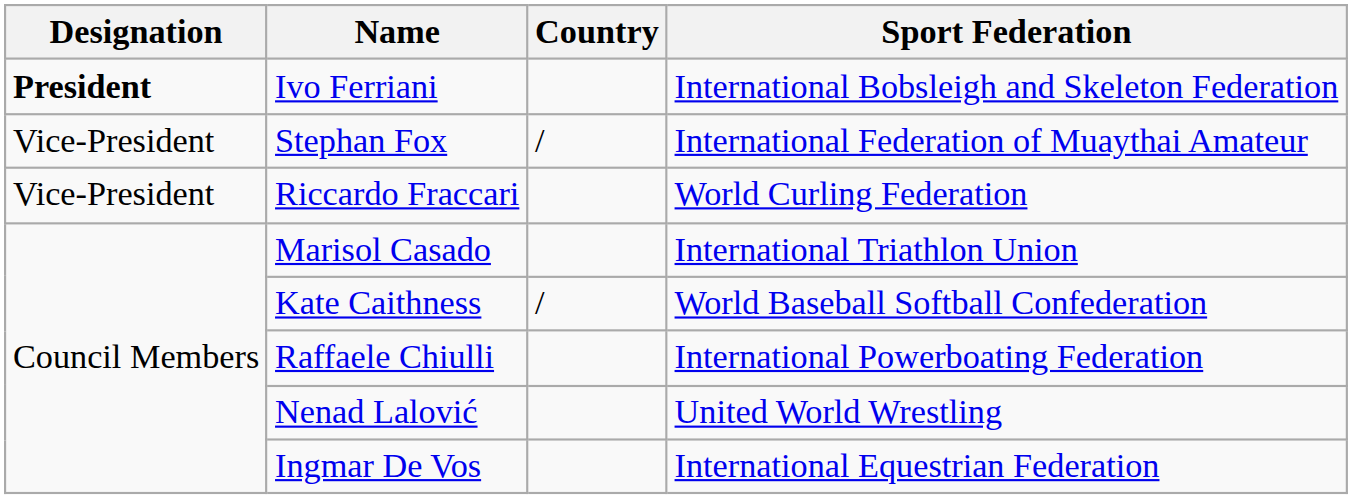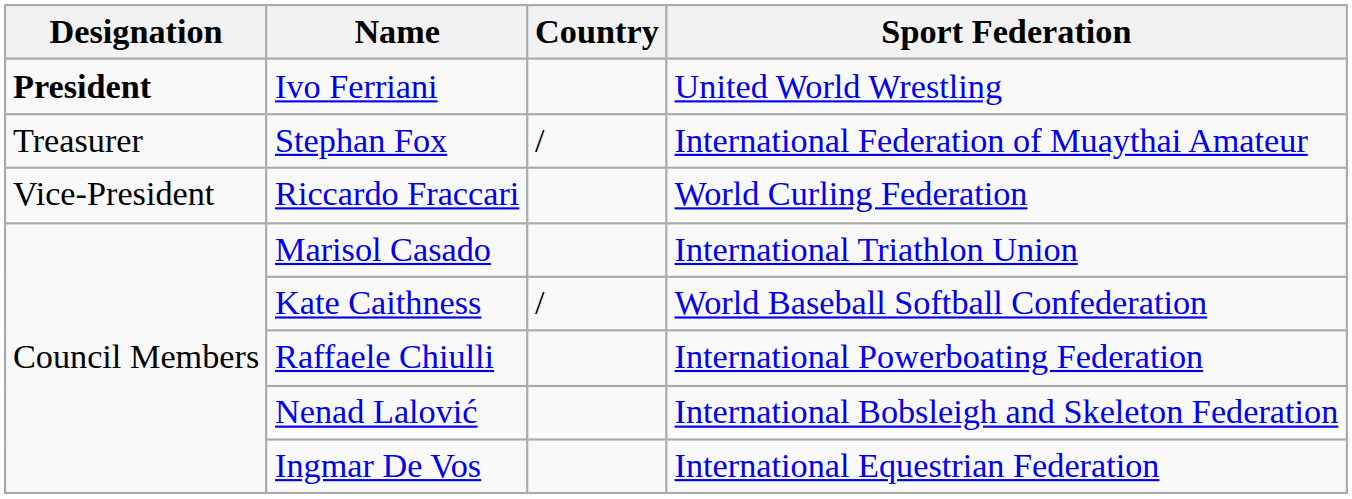(1006, 85) International Bobsleigh and Skeleton Federation -> (838, 85) United World Wrestling
(114, 140) Vice-President -> (78, 140) Treasurer
(838, 411) United World Wrestling -> (1006, 411) International Bobsleigh and Skeleton Federation
